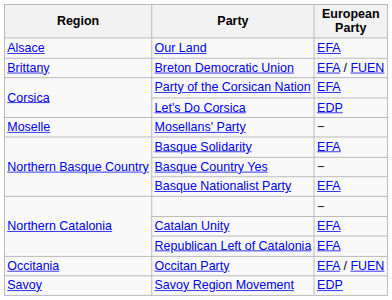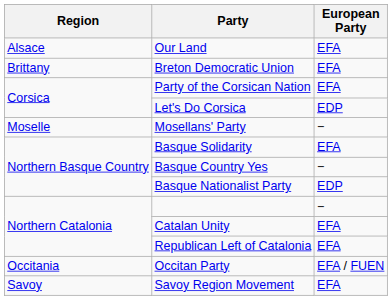(351, 68) EFA / FUEN -> (329, 68) EFA
(329, 186) EFA -> (330, 186) EDP
(330, 285) EDP -> (329, 285) EFA
